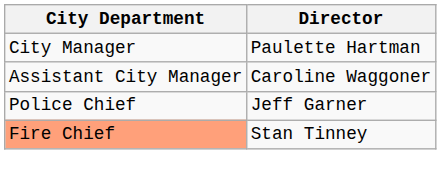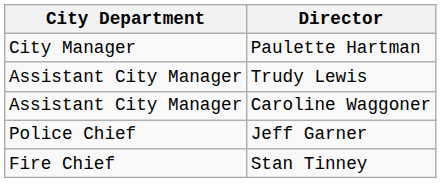+ row: (309, 77)
(62, 134) lightsalmon background -> (62, 163) no background
